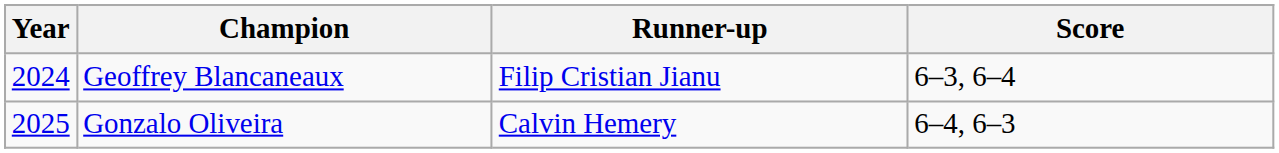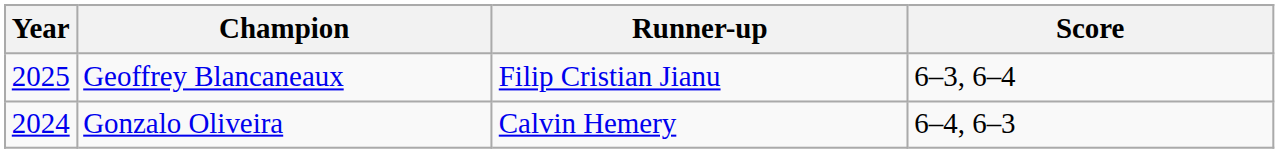(41, 76) 2024 -> (41, 76) 2025
(41, 124) 2025 -> (41, 124) 2024
